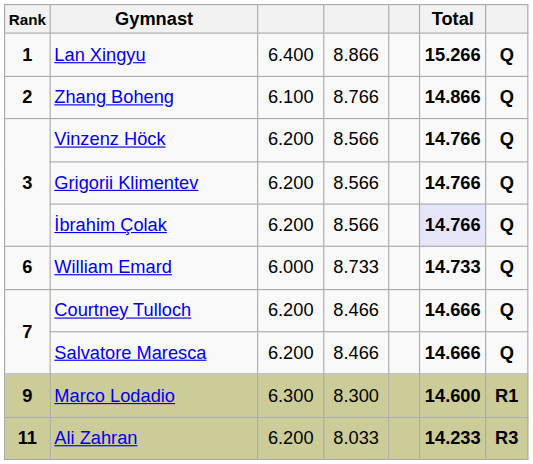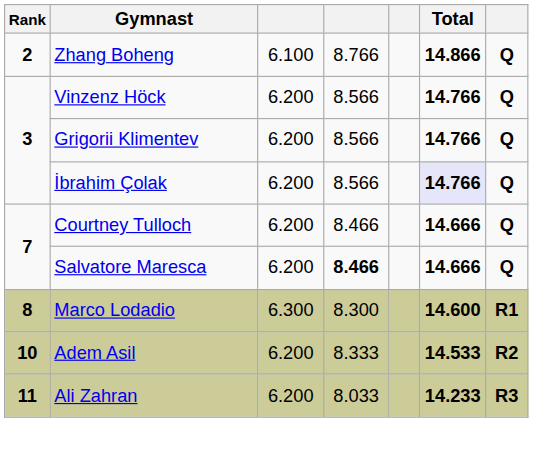- row: (100, 54)
- row: (113, 267)
(356, 352) normal -> (356, 267) bold
(27, 395) 9 -> (27, 310) 8
+ row: (95, 352)
